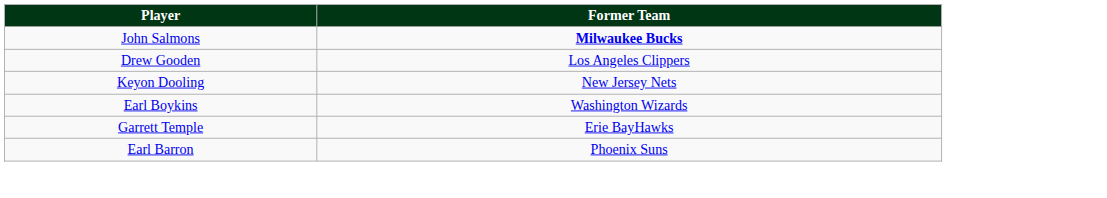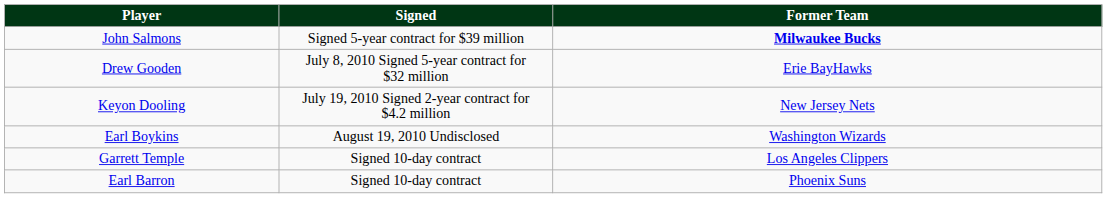+ column: (416, 15)
(629, 60) Los Angeles Clippers -> (827, 68) Erie BayHawks
(629, 127) Erie BayHawks -> (827, 158) Los Angeles Clippers
